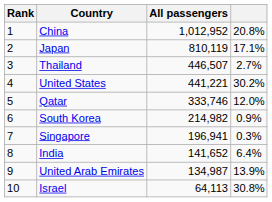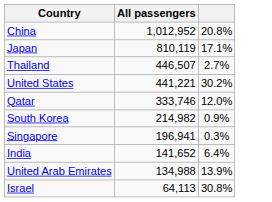- column: (21, 14)
(208, 171) 134,987 -> (176, 171) 134,988
